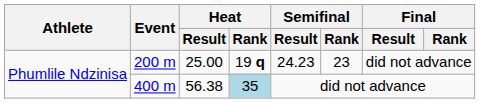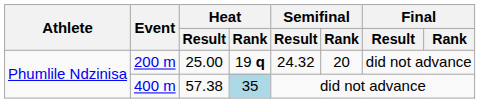(296, 63) 24.23 -> (296, 63) 24.32
(342, 63) 23 -> (342, 63) 20
(204, 86) 56.38 -> (204, 86) 57.38
